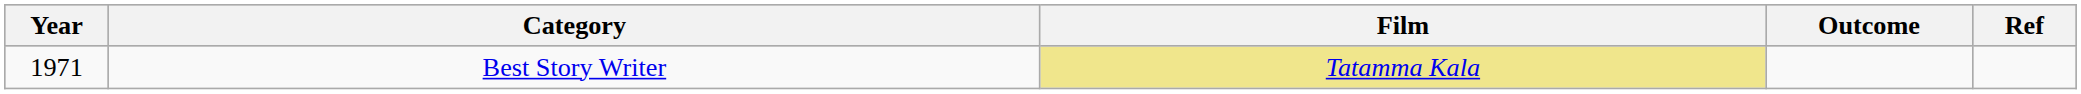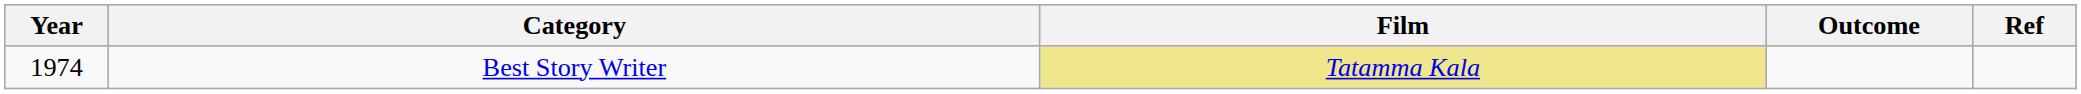(57, 66) 1971 -> (57, 66) 1974
